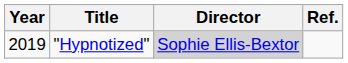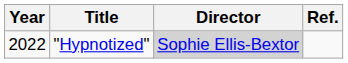(27, 44) 2019 -> (27, 44) 2022
